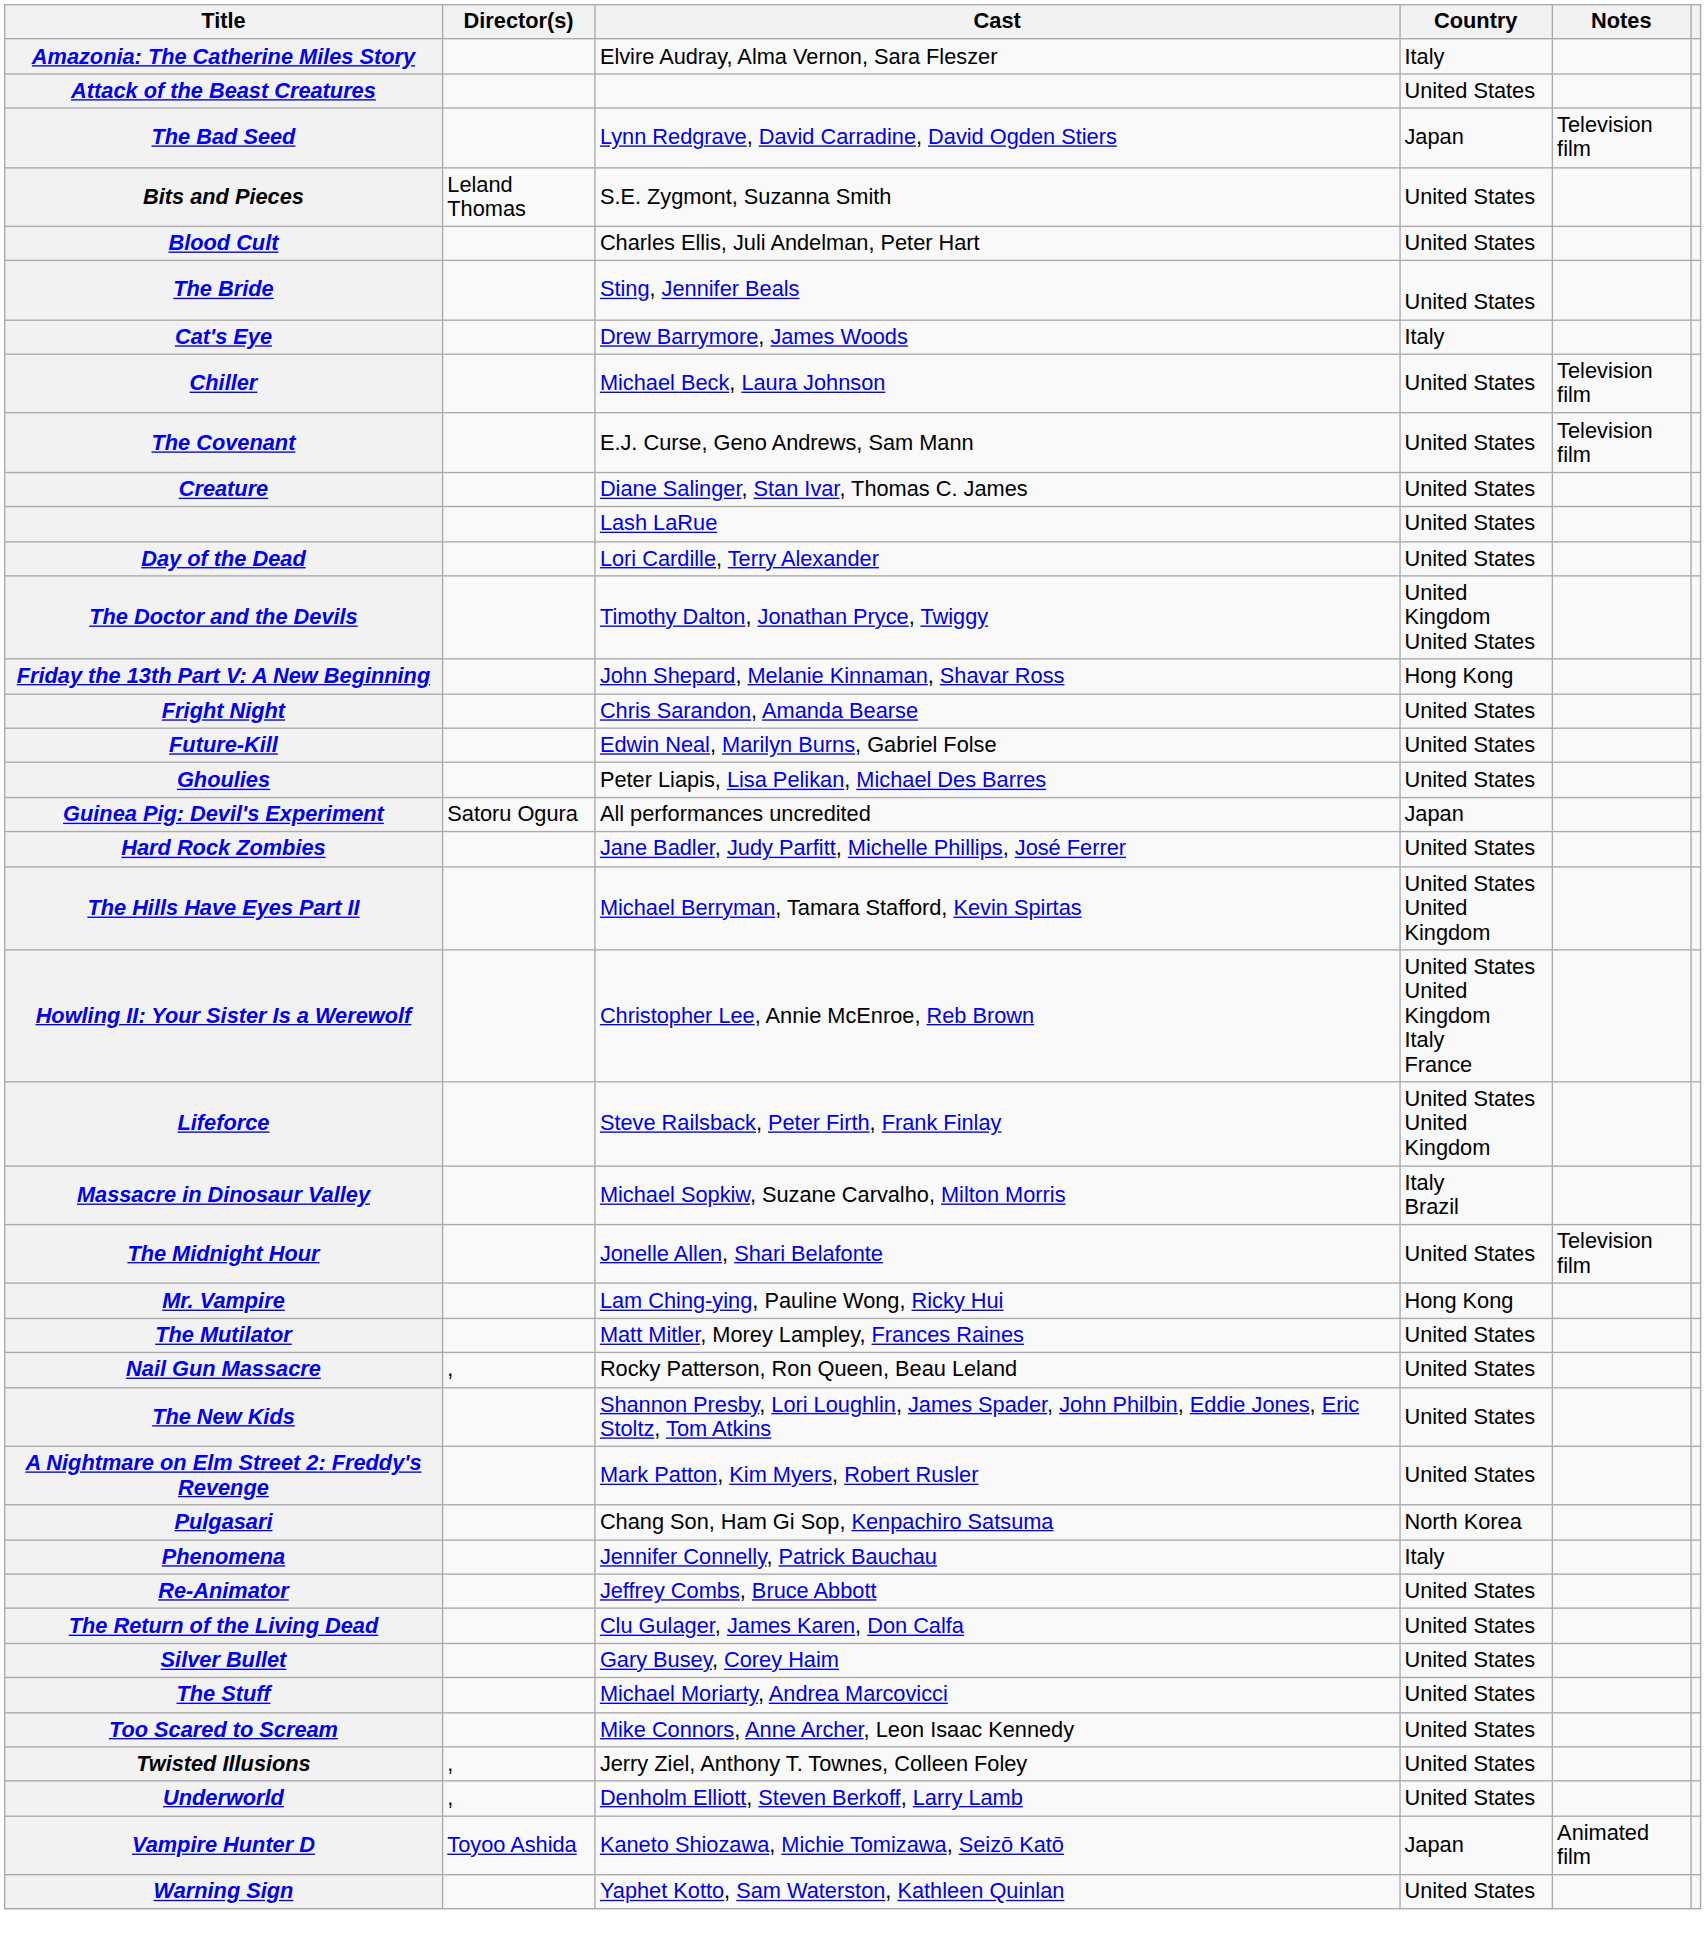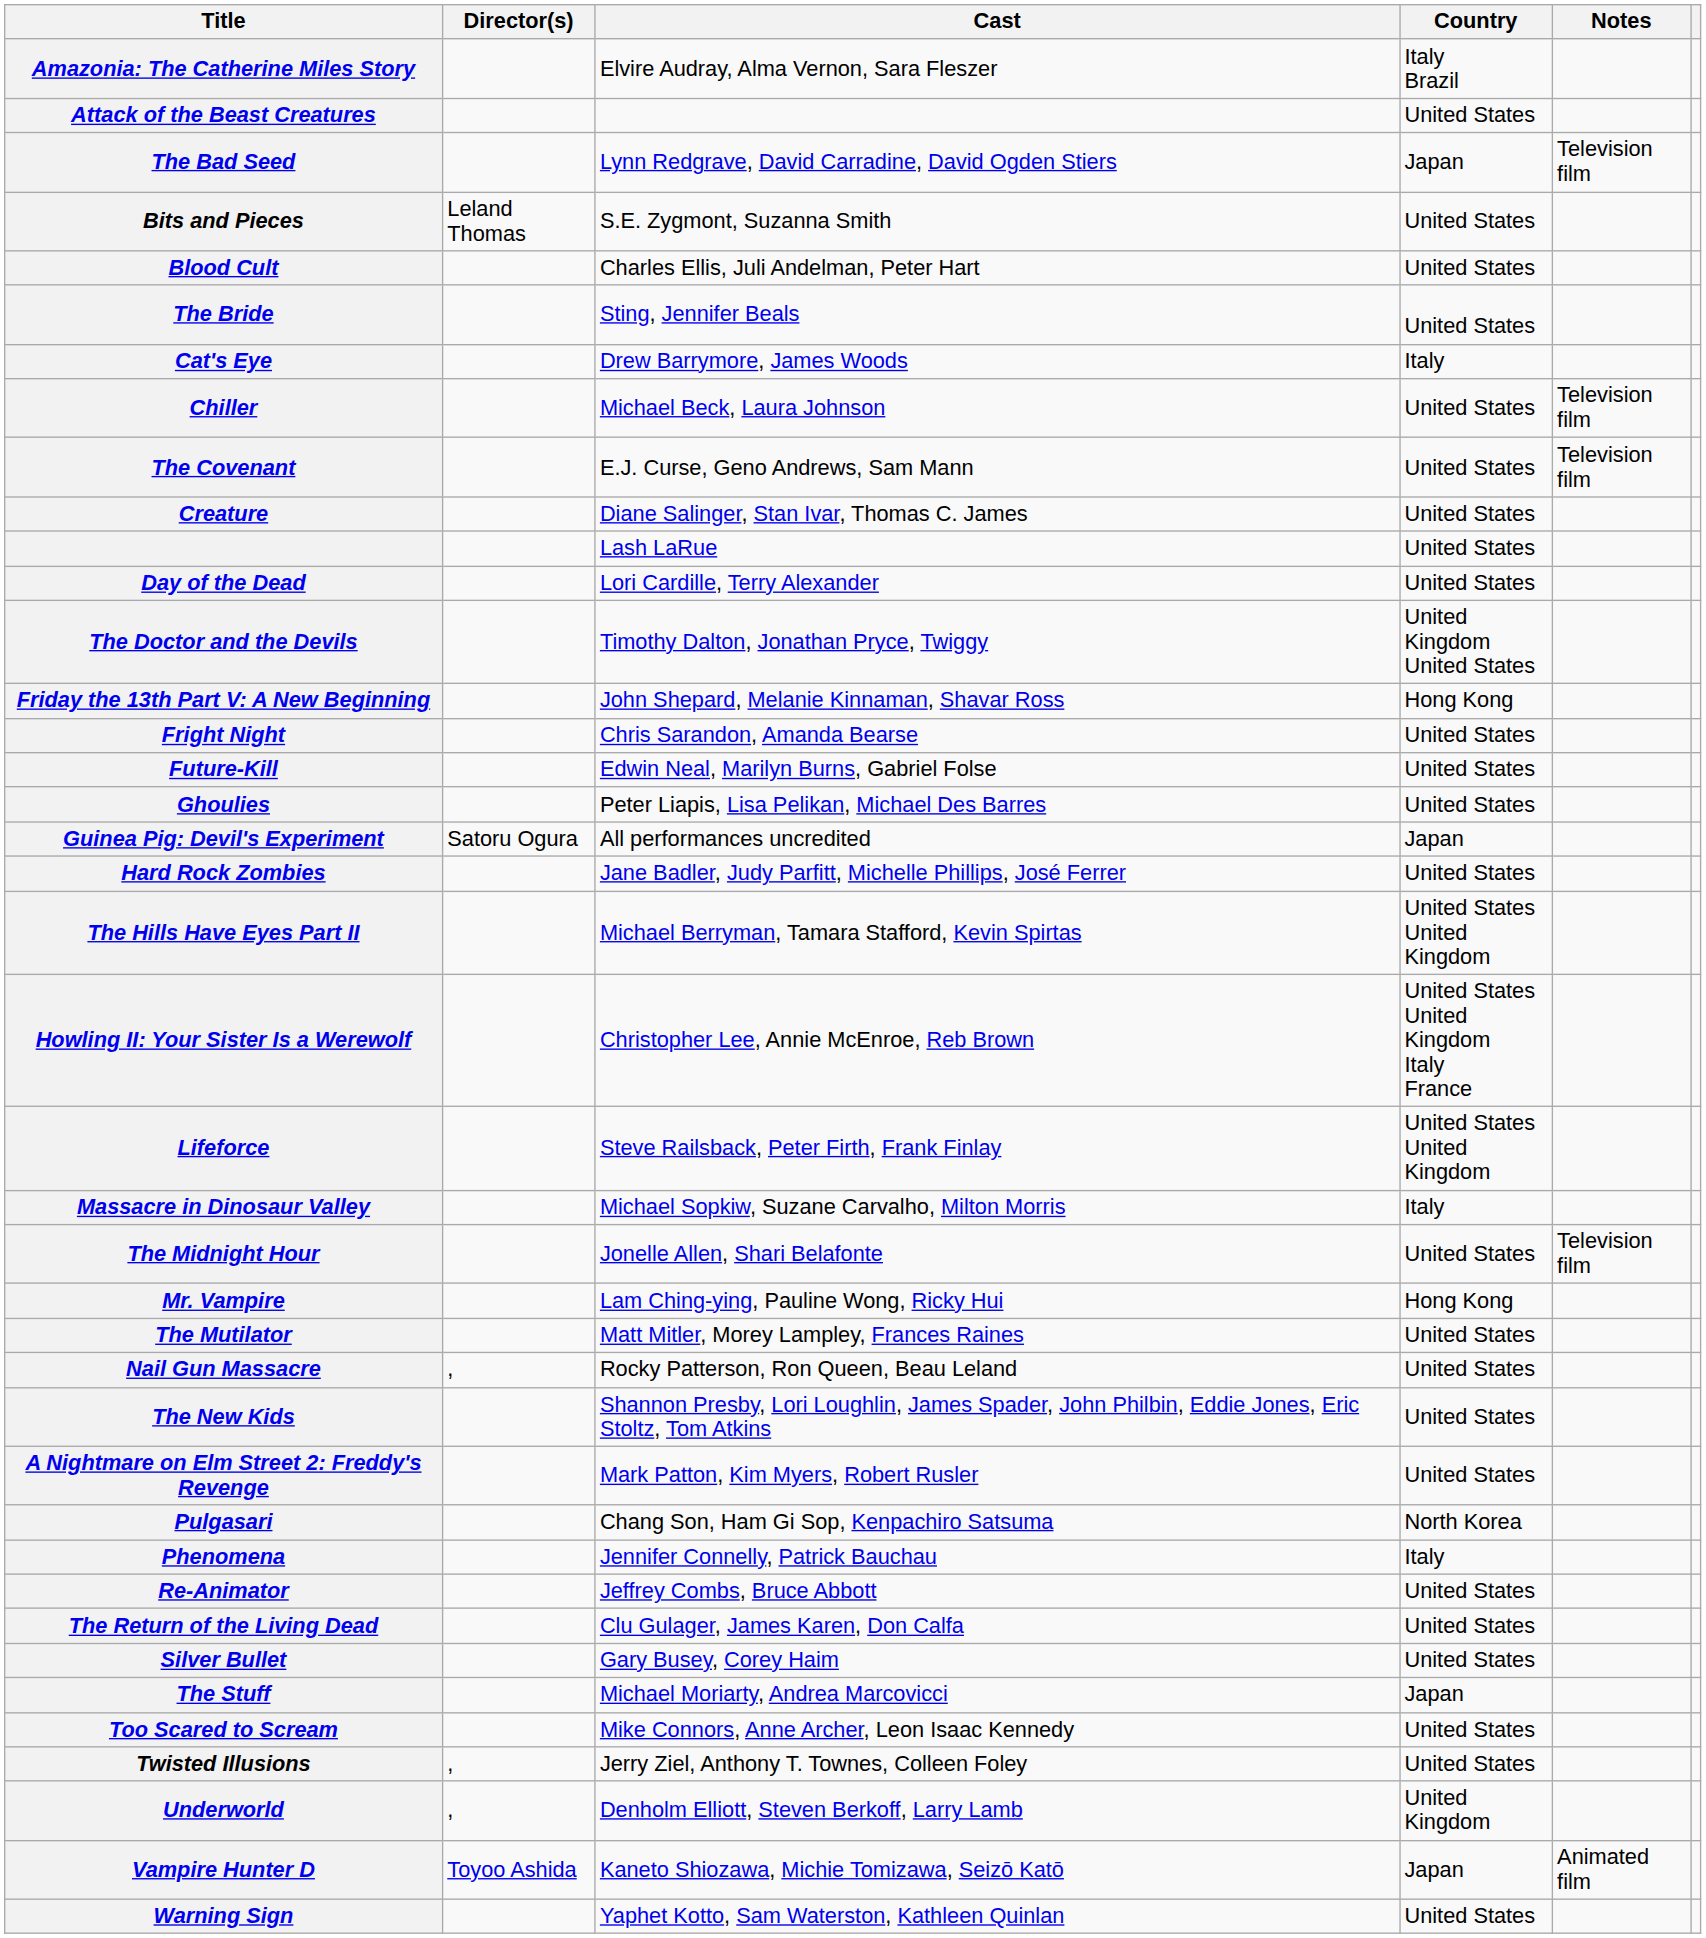(1424, 56) Italy -> (1432, 68) Italy Brazil
(1432, 1194) Italy Brazil -> (1424, 1207) Italy
(1470, 1694) United States -> (1434, 1694) Japan
(1470, 1798) United States -> (1447, 1810) United Kingdom
